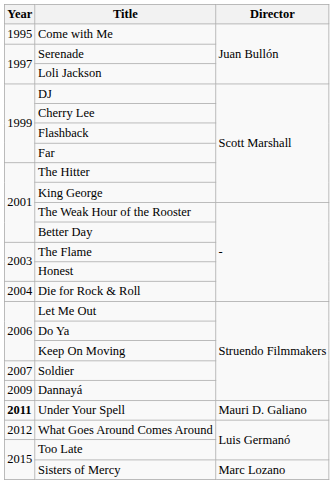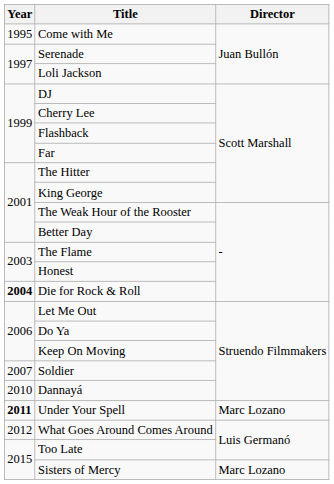(20, 291) normal -> (20, 291) bold
(20, 390) 2009 -> (20, 390) 2010
(263, 410) Mauri D. Galiano -> (252, 410) Marc Lozano
